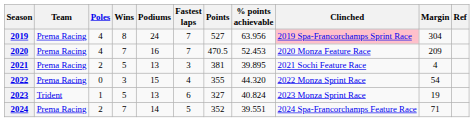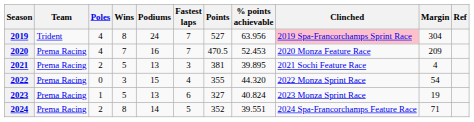(62, 36) Prema Racing -> (49, 36) Trident
(49, 94) Trident -> (62, 94) Prema Racing
(124, 109) 7 -> (124, 109) 8
